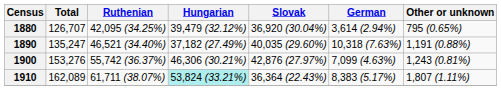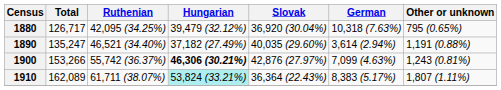(67, 28) 126,707 -> (67, 28) 126,717
(364, 28) 3,614 (2.94%) -> (366, 28) 10,318 (7.63%)
(366, 45) 10,318 (7.63%) -> (364, 45) 3,614 (2.94%)
(67, 61) 153,276 -> (67, 61) 153,266
(208, 61) normal -> (208, 61) bold
